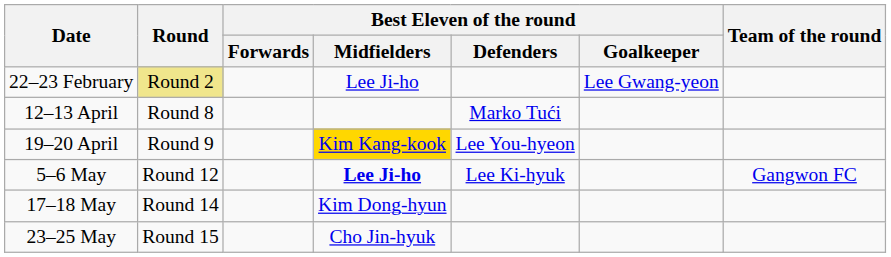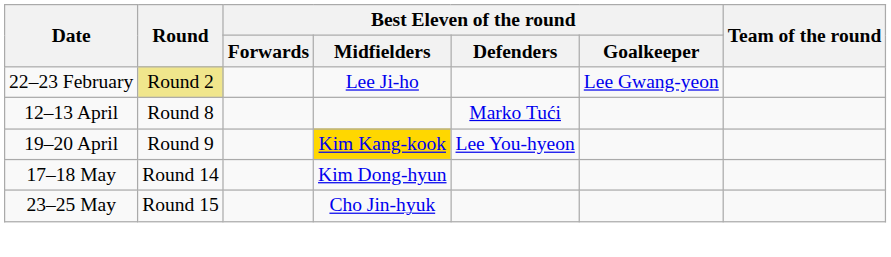- row: (71, 174)
